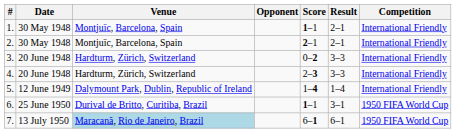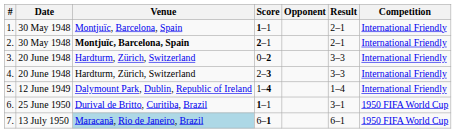columns swapped: (277, 12) <-> (314, 12)
(129, 43) normal -> (132, 43) bold
